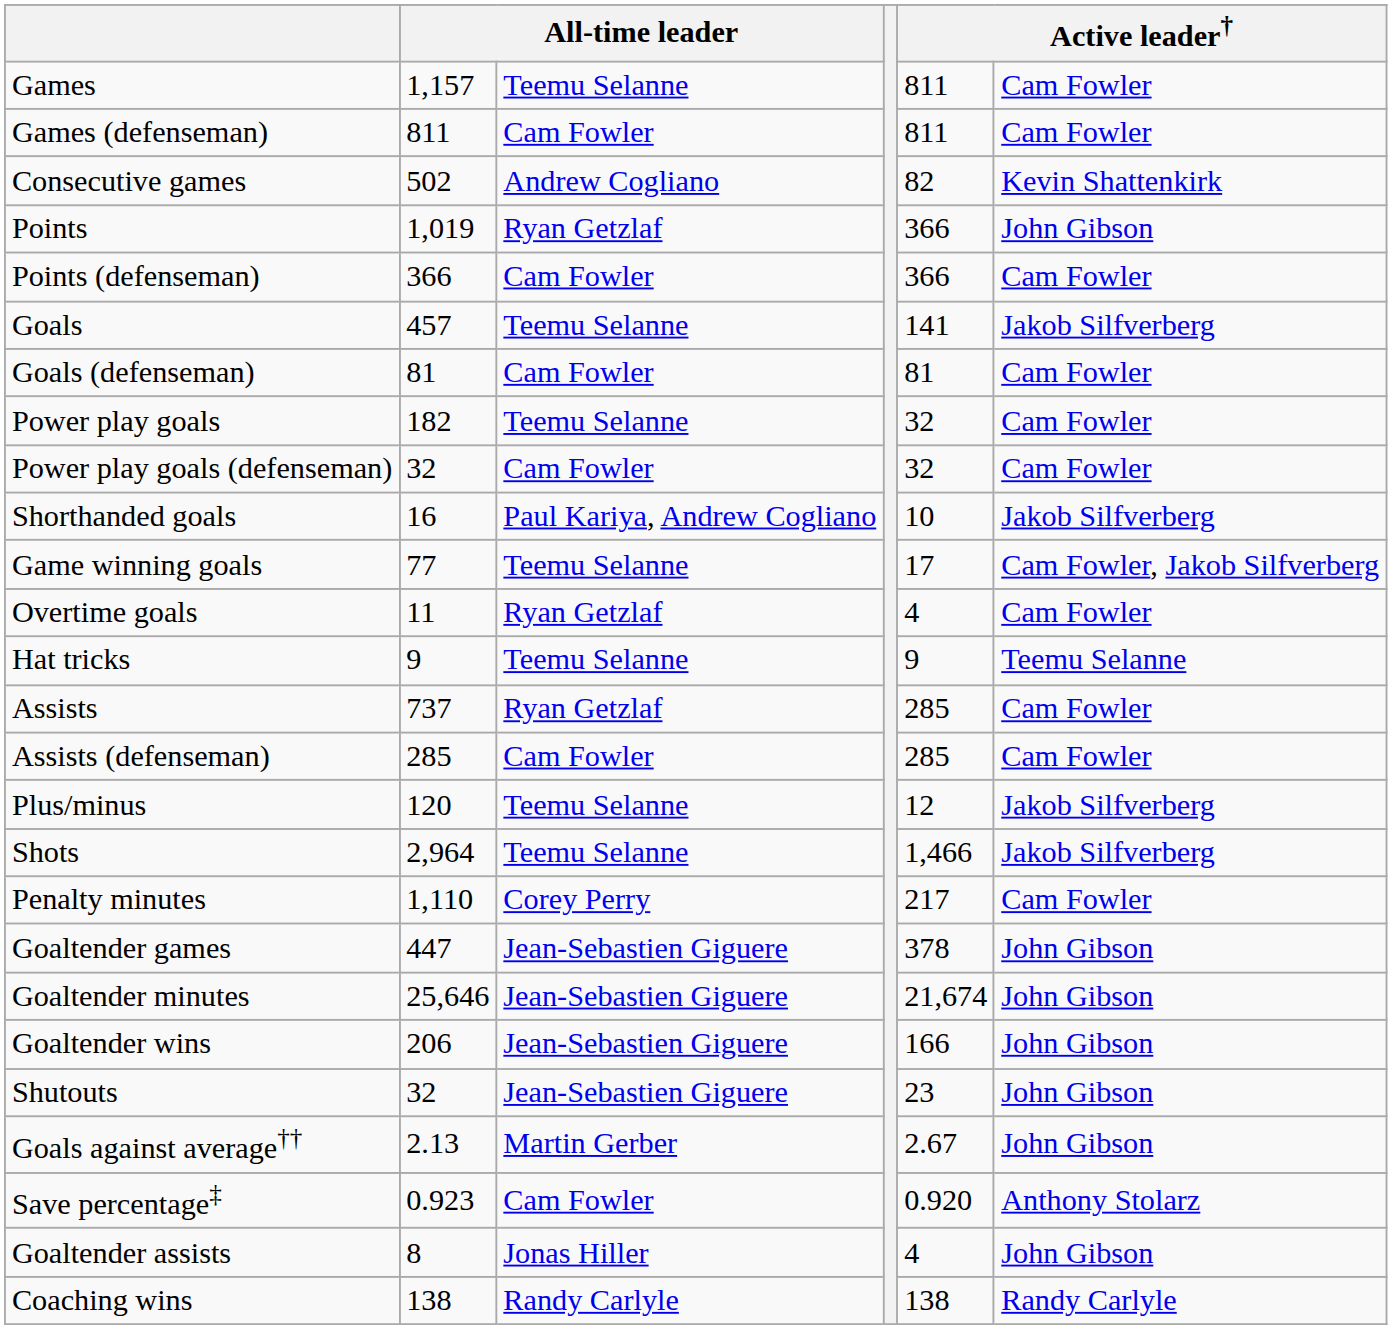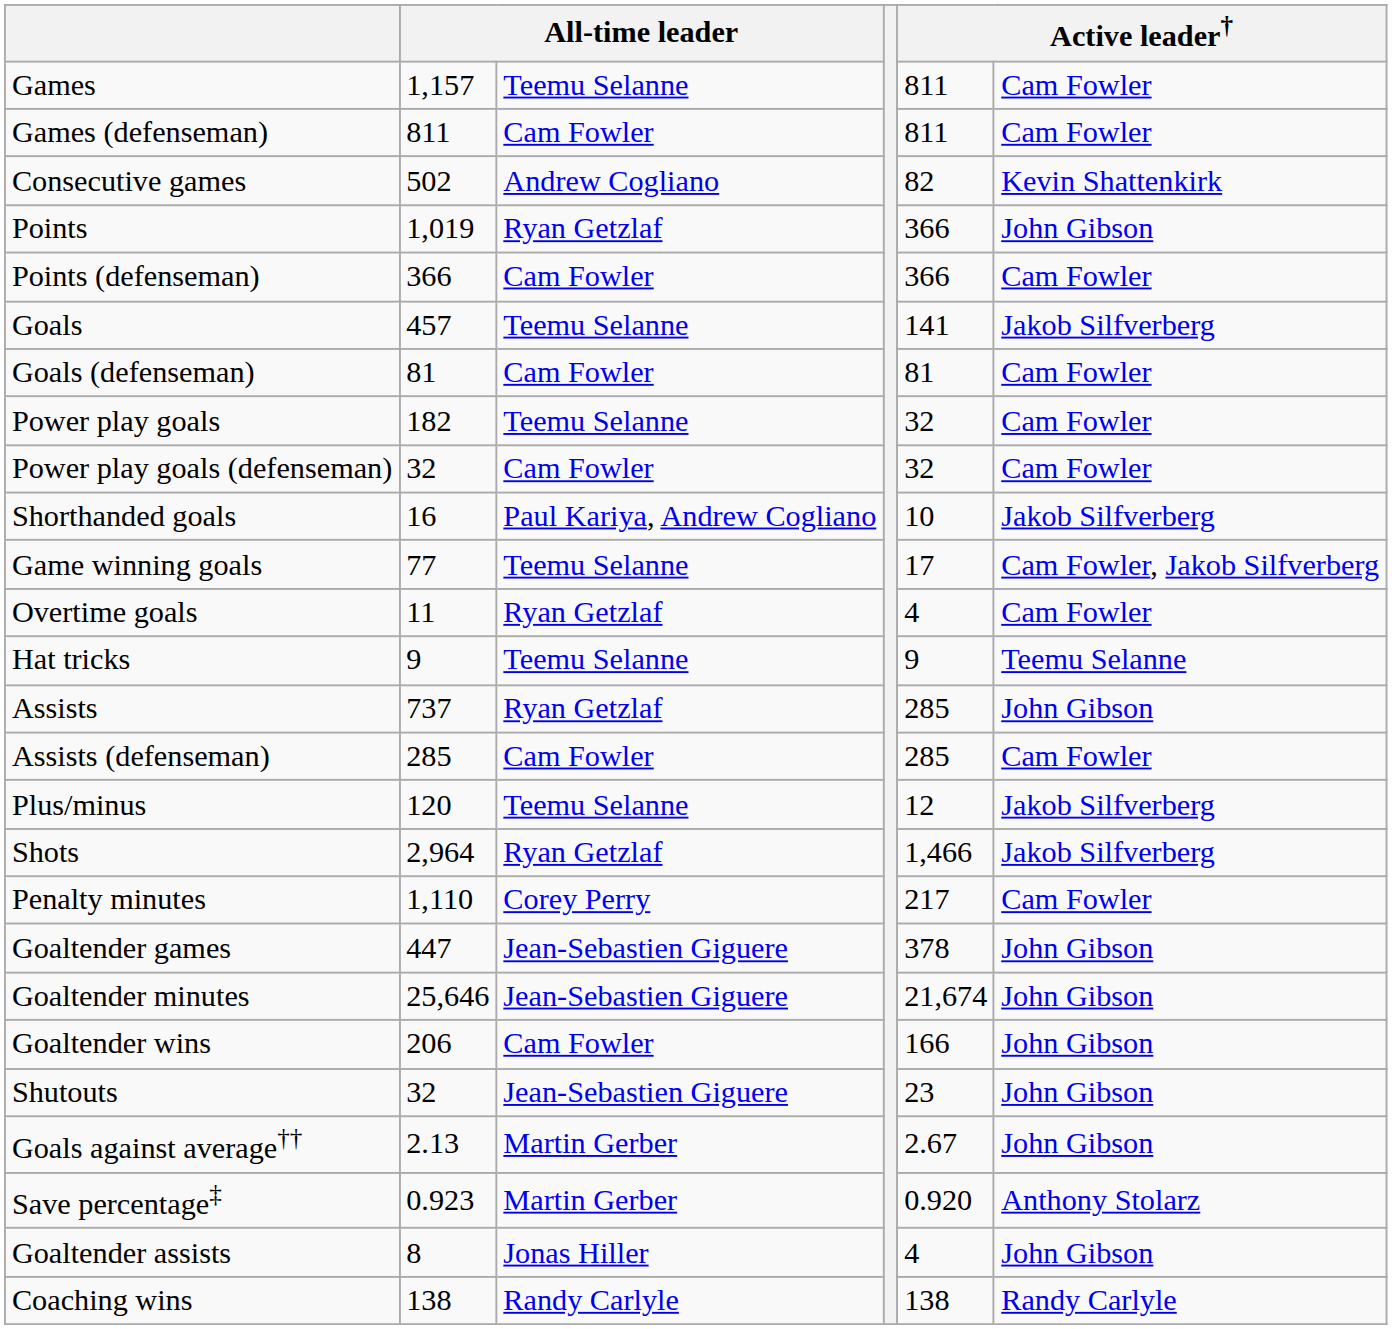(1076, 708) Cam Fowler -> (1077, 708) John Gibson
(596, 851) Teemu Selanne -> (583, 851) Ryan Getzlaf
(646, 1043) Jean-Sebastien Giguere -> (579, 1043) Cam Fowler
(579, 1199) Cam Fowler -> (590, 1199) Martin Gerber
